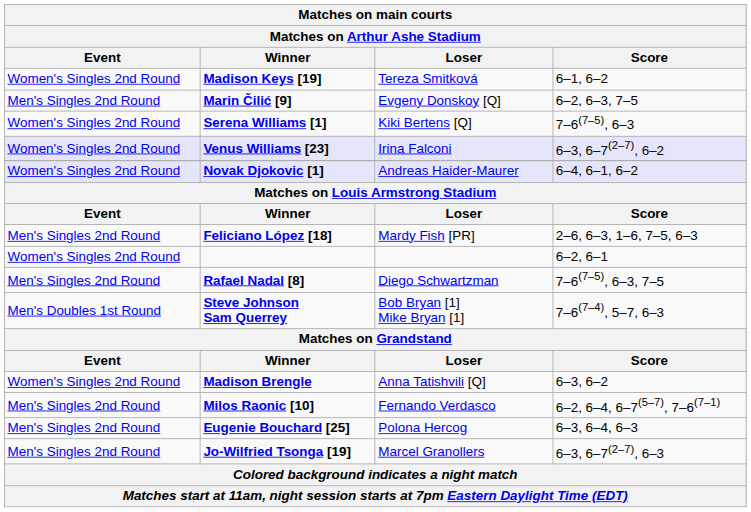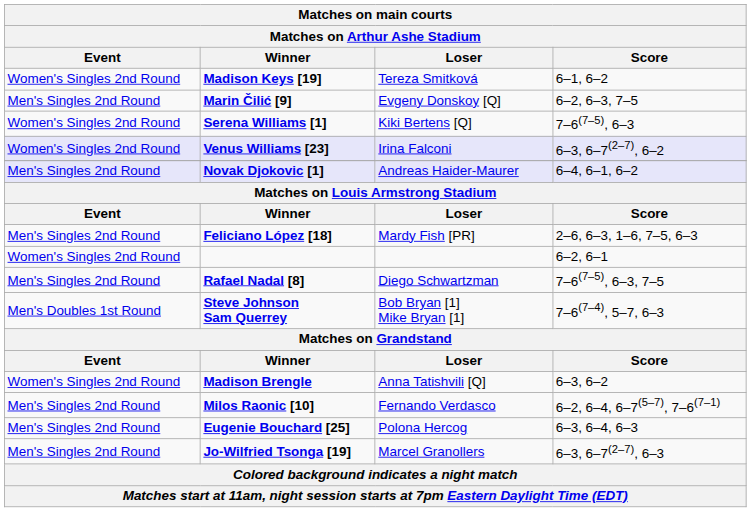(94, 171) Women's Singles 2nd Round -> (84, 171) Men's Singles 2nd Round
